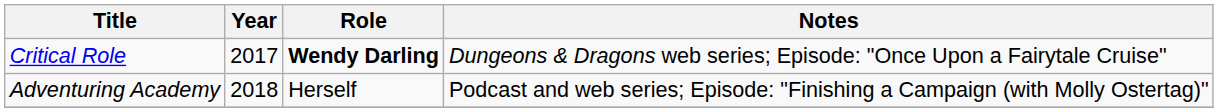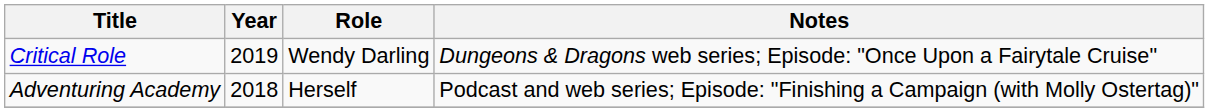(254, 55) 2017 -> (254, 55) 2019
(364, 55) bold -> (359, 55) normal
